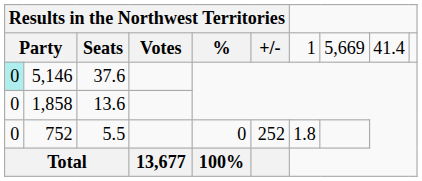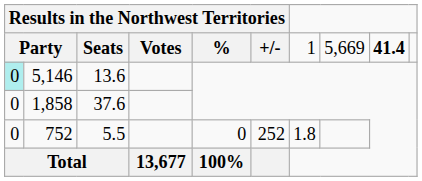(389, 47) normal -> (389, 47) bold
(109, 76) 37.6 -> (109, 76) 13.6
(109, 104) 13.6 -> (109, 104) 37.6
